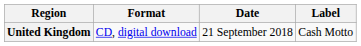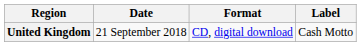columns swapped: (248, 13) <-> (146, 13)
